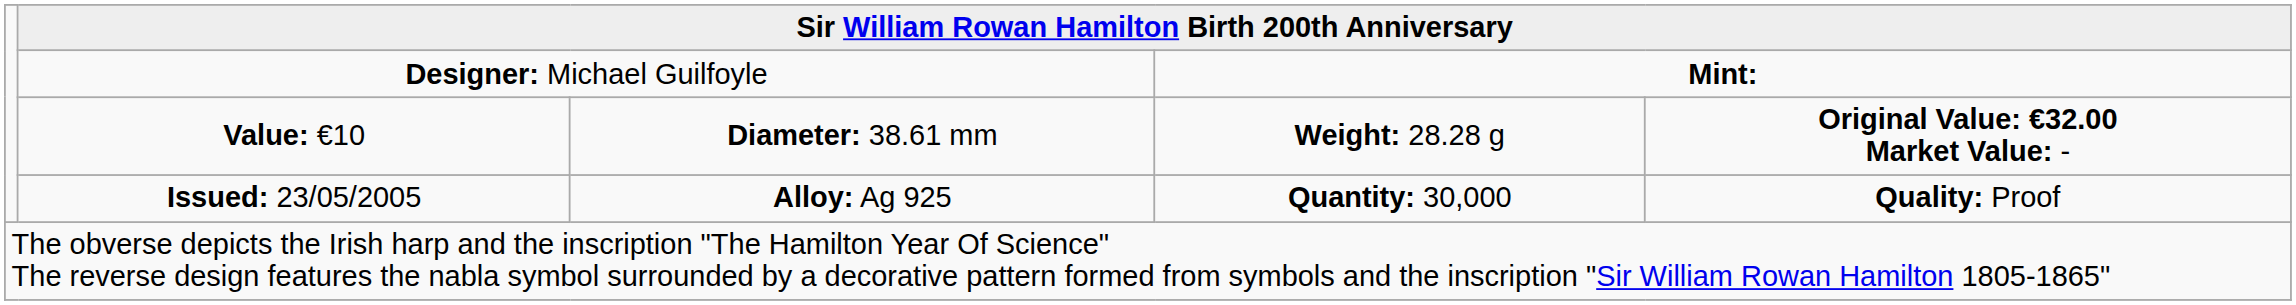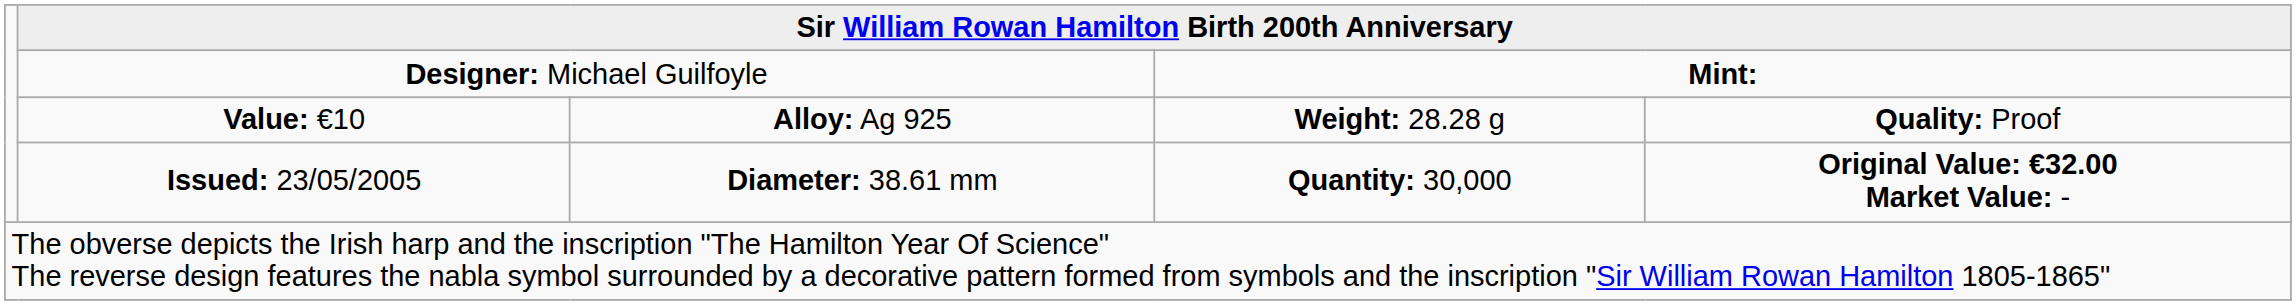(862, 135) Diameter: 38.61 mm -> (862, 119) Alloy: Ag 925
(1968, 135) Original Value: €32.00 Market Value: - -> (1968, 119) Quality: Proof
(862, 197) Alloy: Ag 925 -> (862, 181) Diameter: 38.61 mm
(1968, 197) Quality: Proof -> (1968, 181) Original Value: €32.00 Market Value: -
